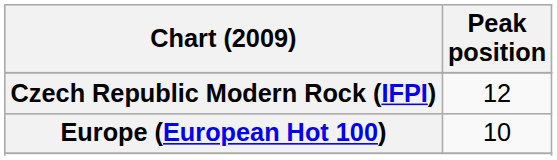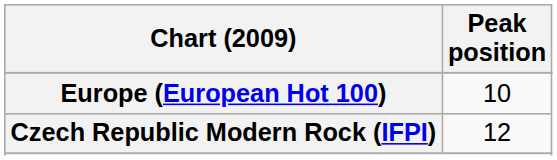rows swapped: (223, 93) <-> (223, 133)
